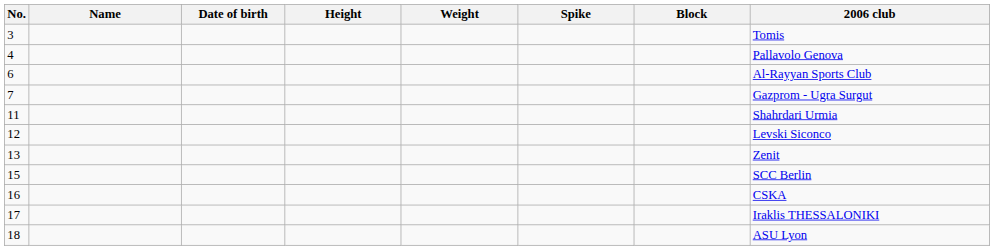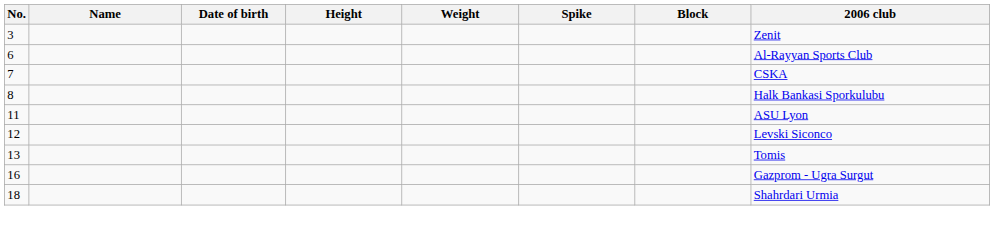(768, 34) Tomis -> (767, 34) Zenit
- row: (10, 54)
(812, 94) Gazprom - Ugra Surgut -> (771, 74) CSKA
+ row: (10, 94)
(795, 114) Shahrdari Urmia -> (781, 114) ASU Lyon
(766, 154) Zenit -> (769, 154) Tomis
- row: (14, 174)
(770, 194) CSKA -> (813, 174) Gazprom - Ugra Surgut
- row: (14, 214)
(780, 235) ASU Lyon -> (796, 194) Shahrdari Urmia
